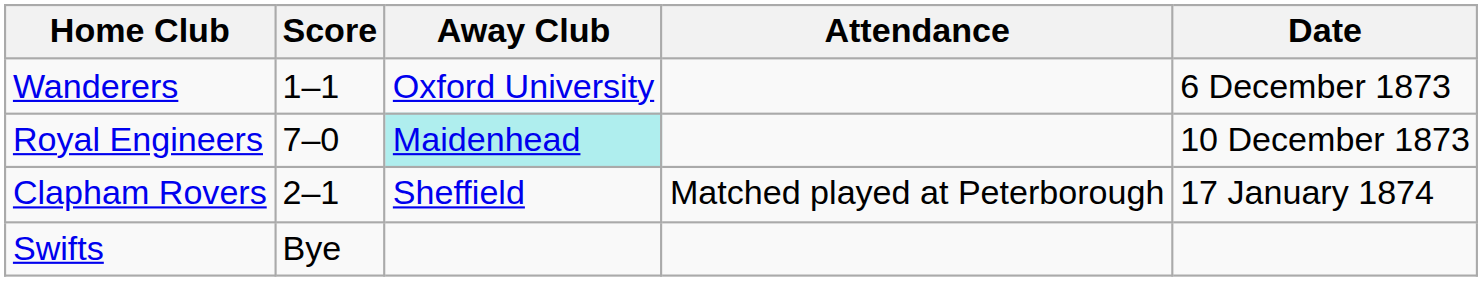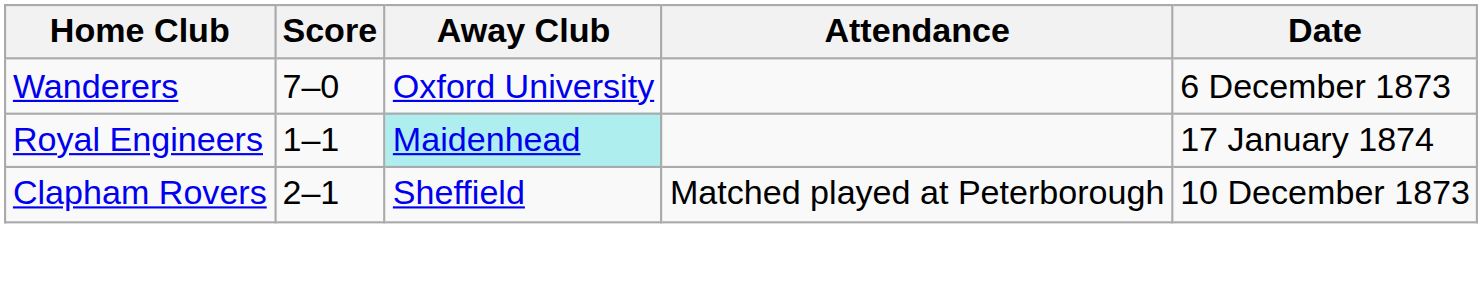(311, 85) 1–1 -> (311, 85) 7–0
(311, 139) 7–0 -> (311, 139) 1–1
(1325, 139) 10 December 1873 -> (1307, 139) 17 January 1874
(1307, 193) 17 January 1874 -> (1325, 193) 10 December 1873
- row: (58, 247)
